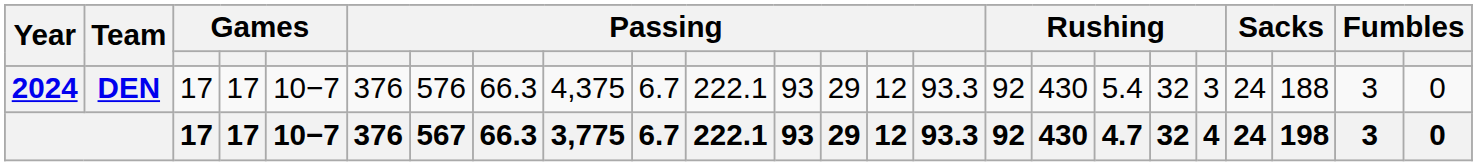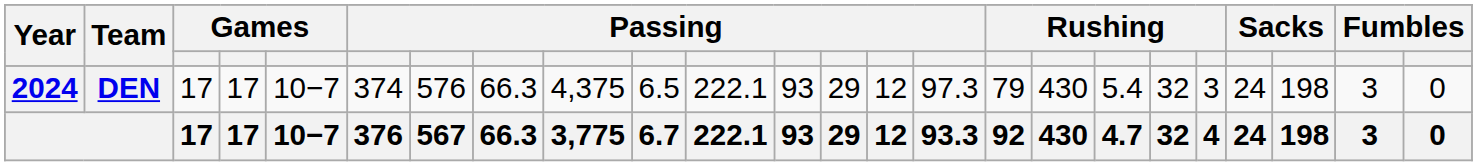(378, 88) 376 -> (378, 88) 374
(659, 88) 6.7 -> (659, 88) 6.5
(950, 88) 93.3 -> (950, 88) 97.3
(1009, 88) 92 -> (1009, 88) 79
(1304, 88) 188 -> (1304, 88) 198
